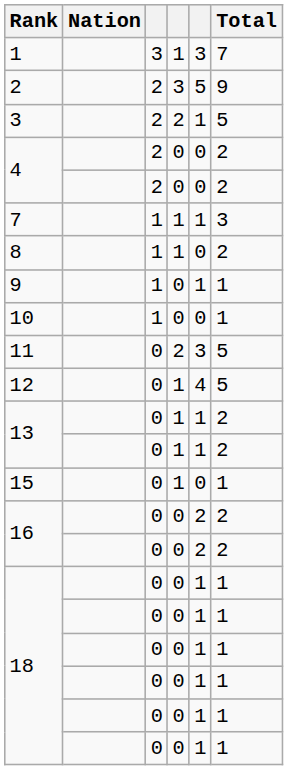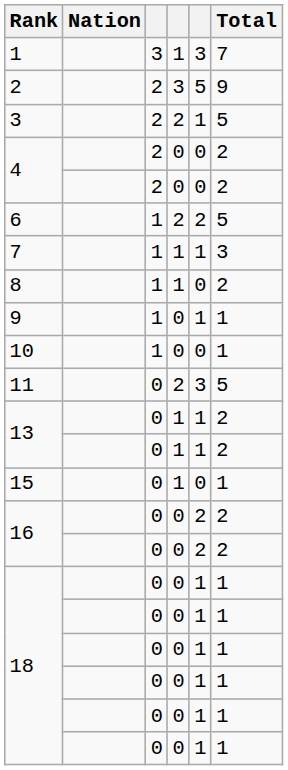+ row: (16, 220)
- row: (22, 385)
